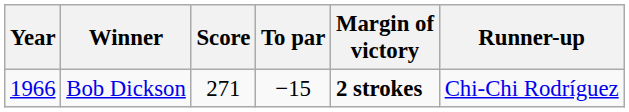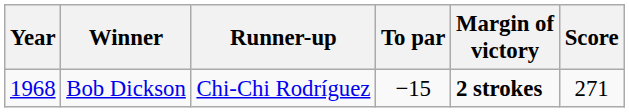columns swapped: (223, 36) <-> (532, 36)
(33, 88) 1966 -> (33, 88) 1968
